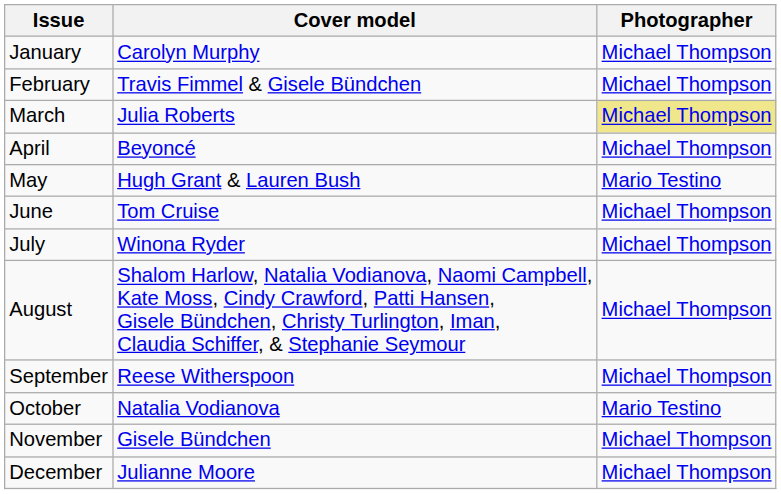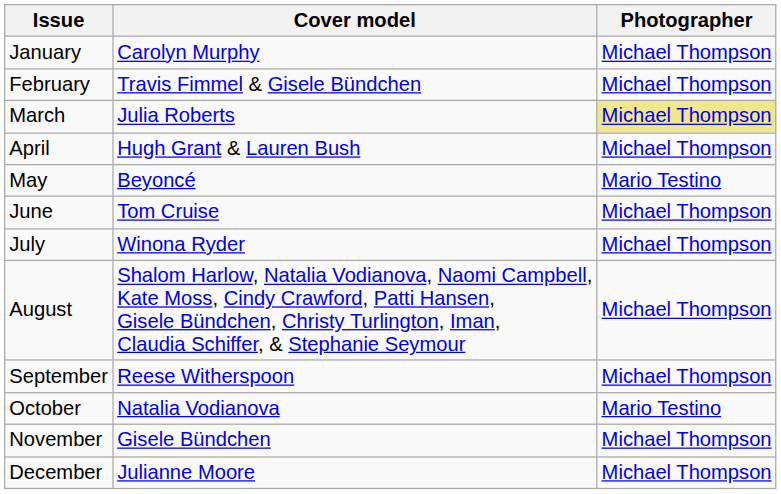(156, 148) Beyoncé -> (239, 148) Hugh Grant & Lauren Bush
(239, 180) Hugh Grant & Lauren Bush -> (156, 180) Beyoncé
